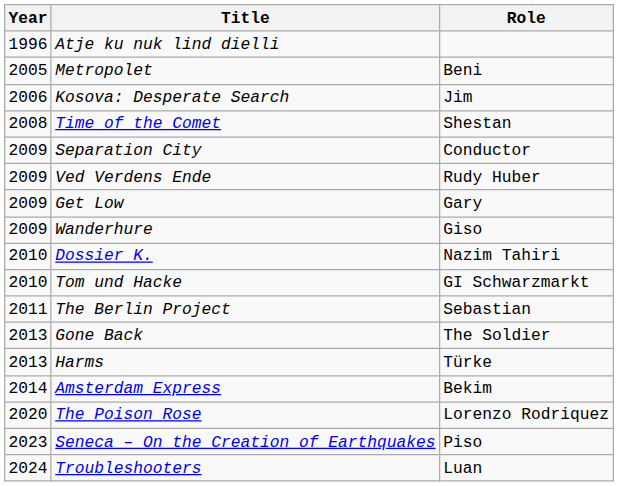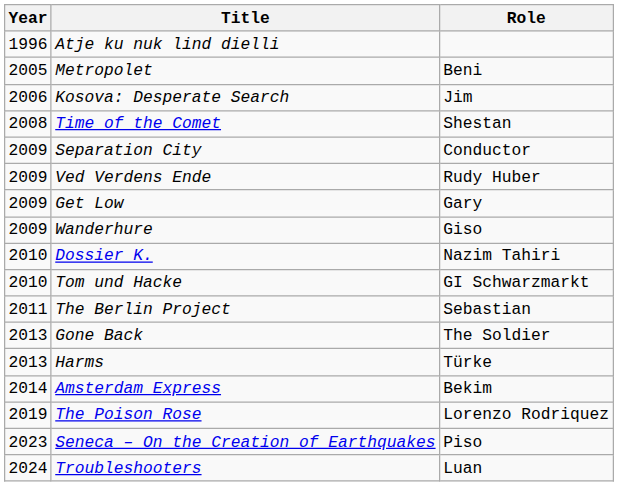(28, 415) 2020 -> (28, 415) 2019
